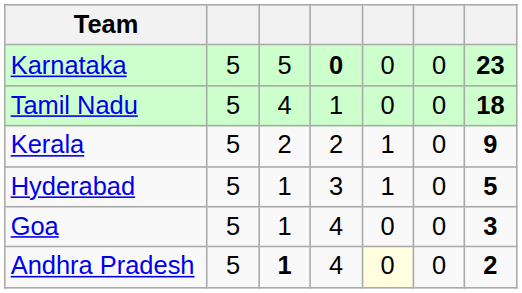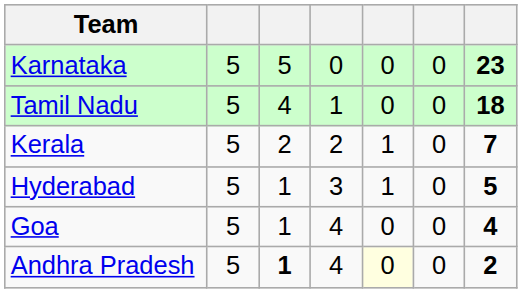(336, 65) bold -> (336, 65) normal
(490, 145) 9 -> (490, 145) 7
(490, 226) 3 -> (490, 226) 4
